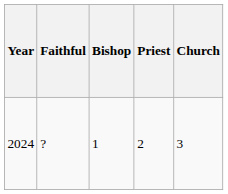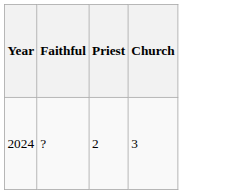- column: (112, 50)
